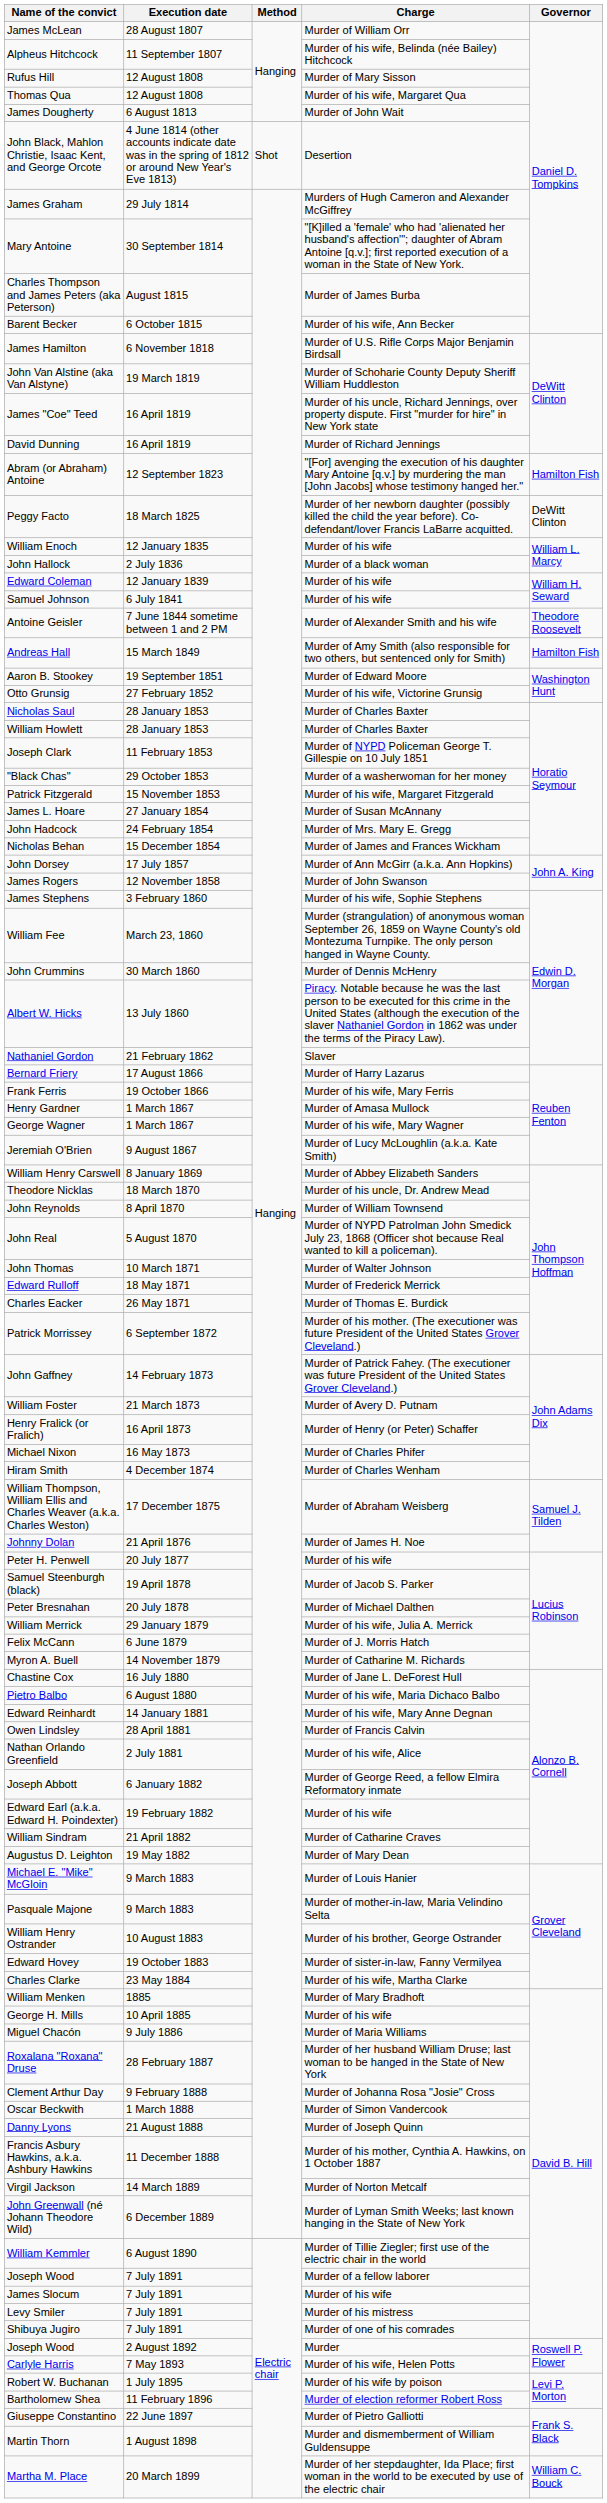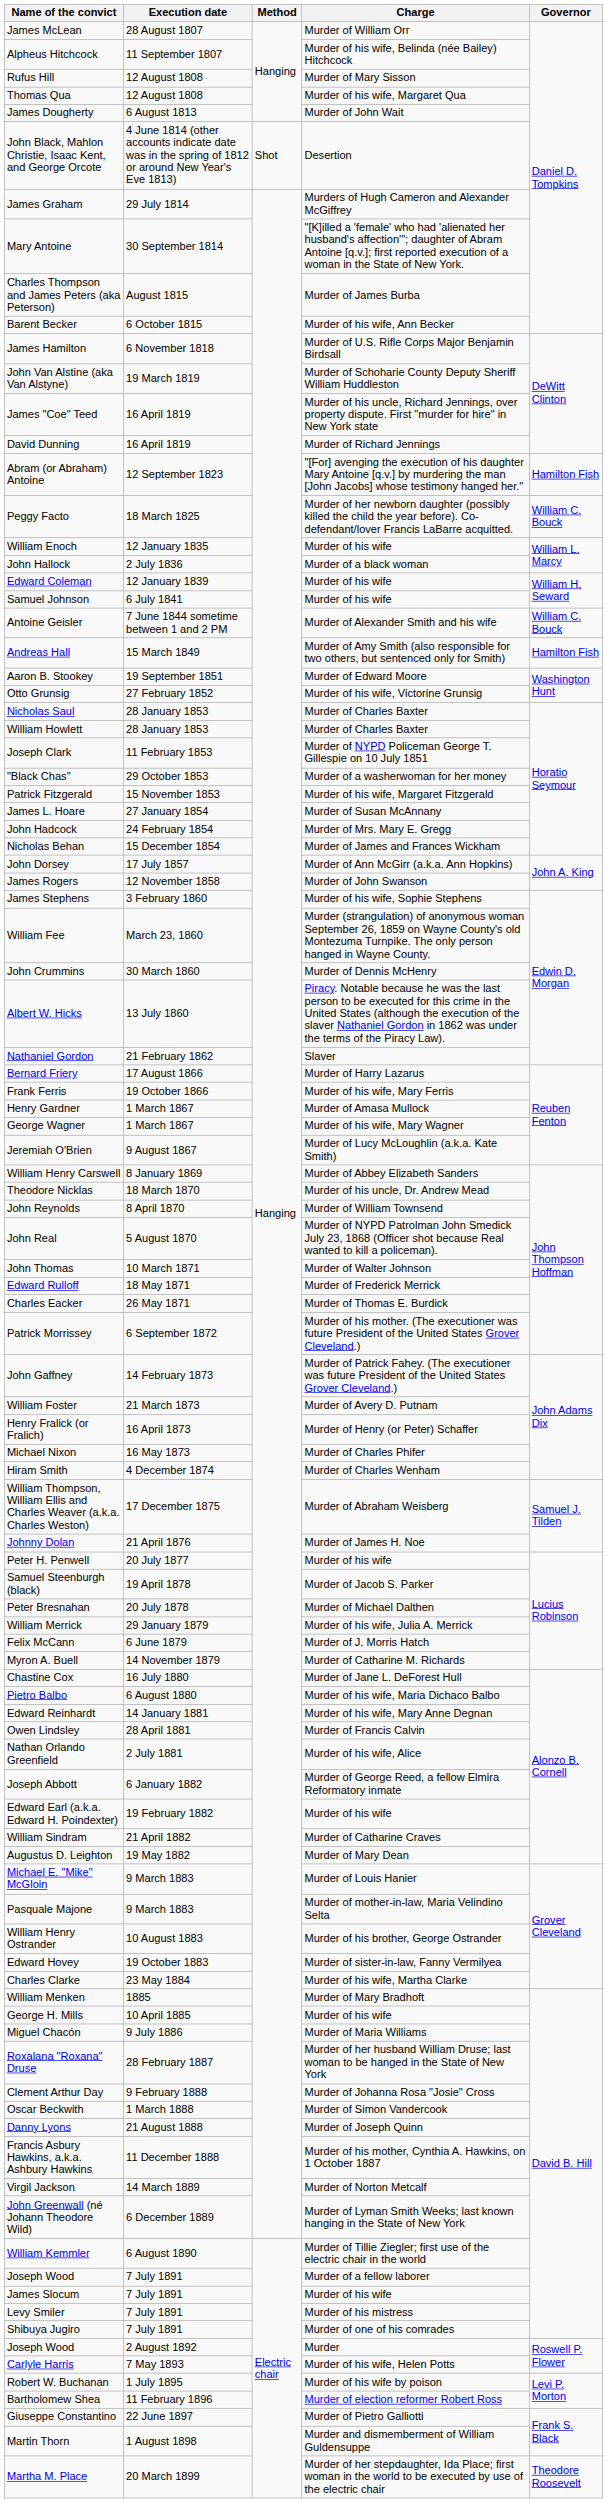(549, 516) DeWitt Clinton -> (557, 516) William C. Bouck
(556, 623) Theodore Roosevelt -> (557, 623) William C. Bouck
(557, 2477) William C. Bouck -> (556, 2477) Theodore Roosevelt
